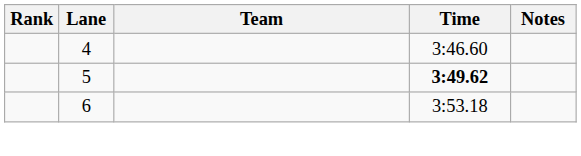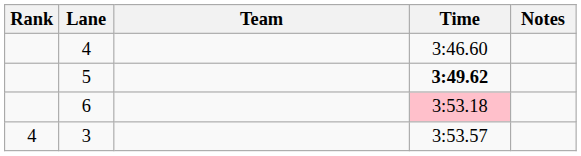(460, 106) no background -> (460, 106) pink background
+ row: (86, 135)
